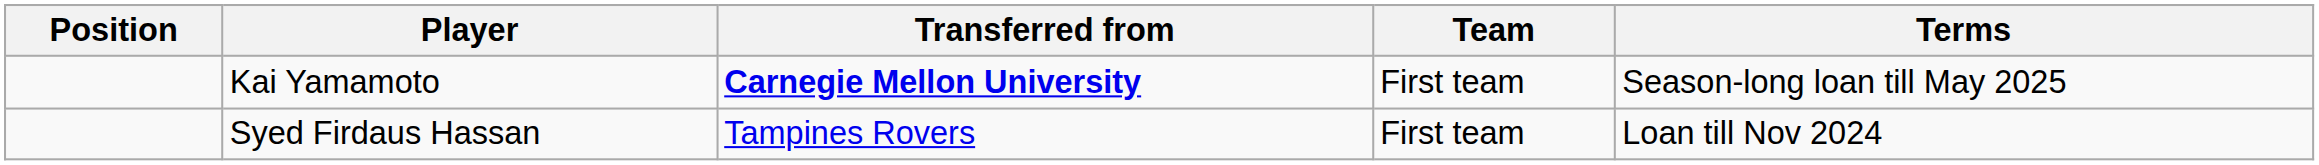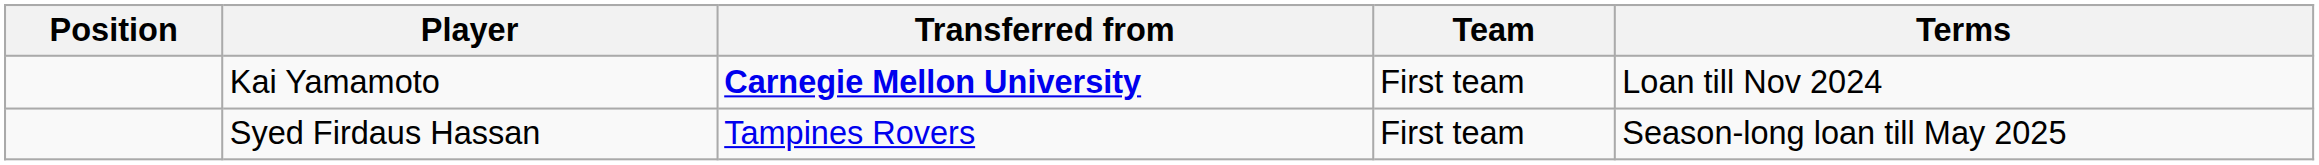(1844, 81) Season-long loan till May 2025 -> (1752, 81) Loan till Nov 2024
(1752, 133) Loan till Nov 2024 -> (1844, 133) Season-long loan till May 2025
